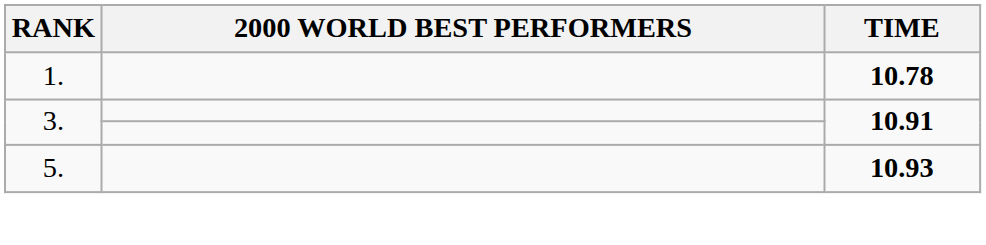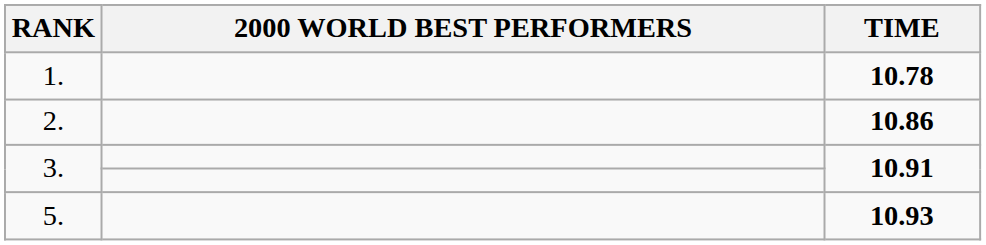+ row: (53, 121)
